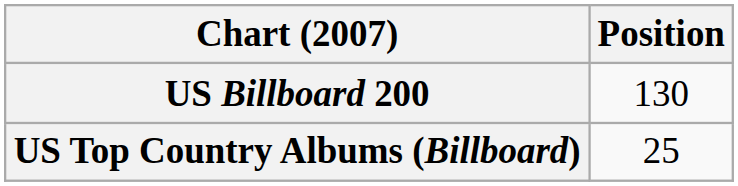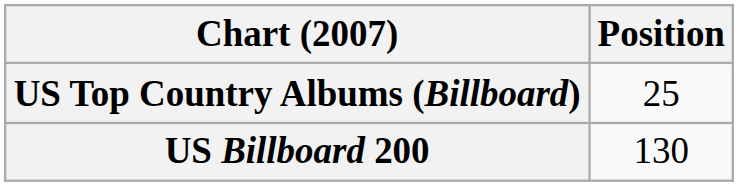rows swapped: (297, 92) <-> (297, 151)
